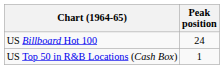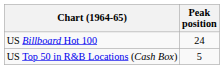(199, 56) 1 -> (199, 56) 5
